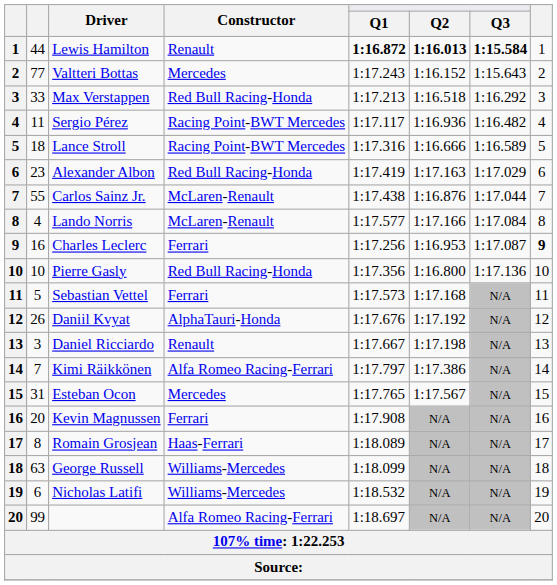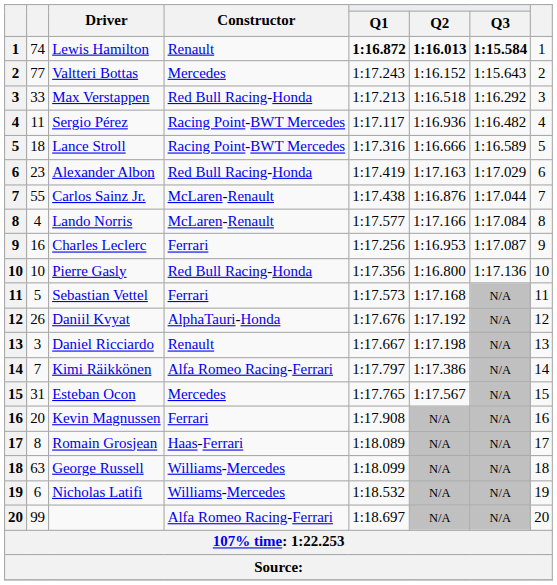(38, 48) 44 -> (38, 48) 74
(542, 245) bold -> (542, 245) normal
